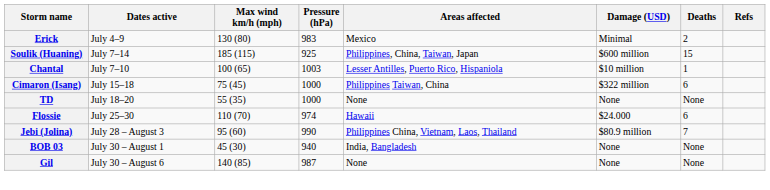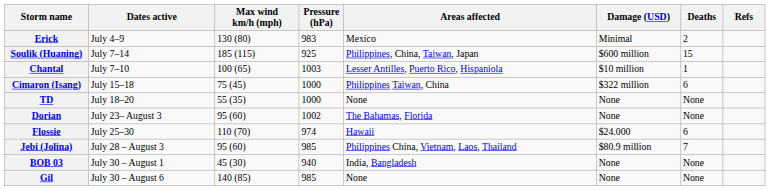+ row: (46, 116)
(309, 131) 990 -> (309, 147) 985
(309, 162) 987 -> (309, 178) 985
